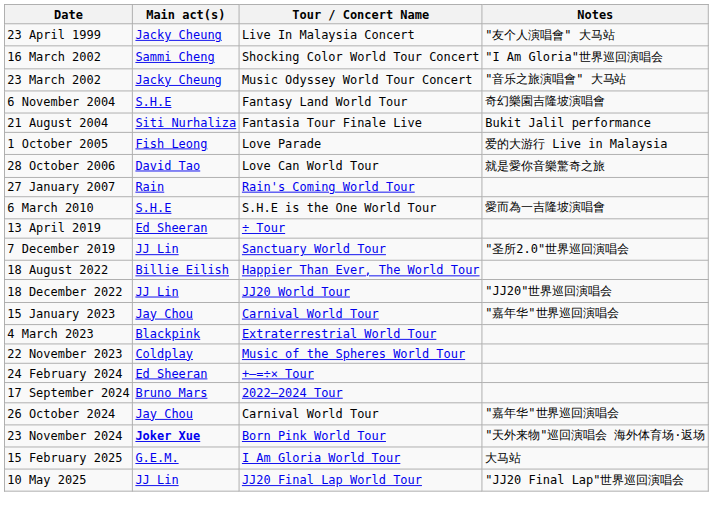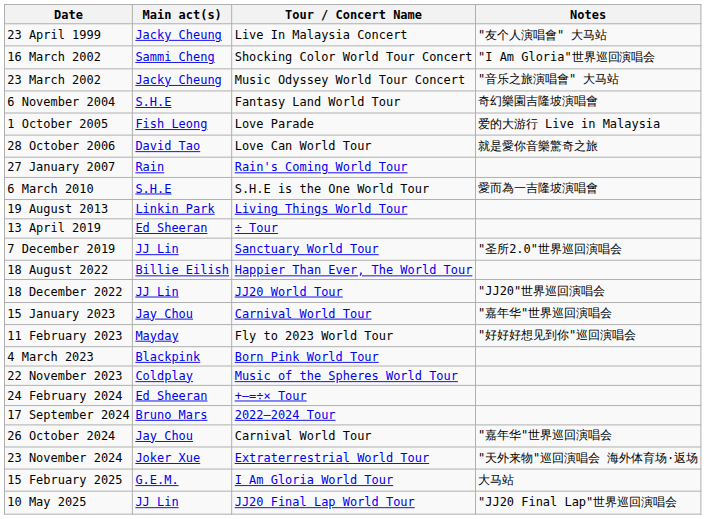- row: (58, 123)
+ row: (58, 209)
+ row: (65, 336)
(339, 334) Extraterrestrial World Tour -> (307, 356) Born Pink World Tour
(168, 436) bold -> (168, 458) normal
(314, 436) Born Pink World Tour -> (332, 458) Extraterrestrial World Tour
